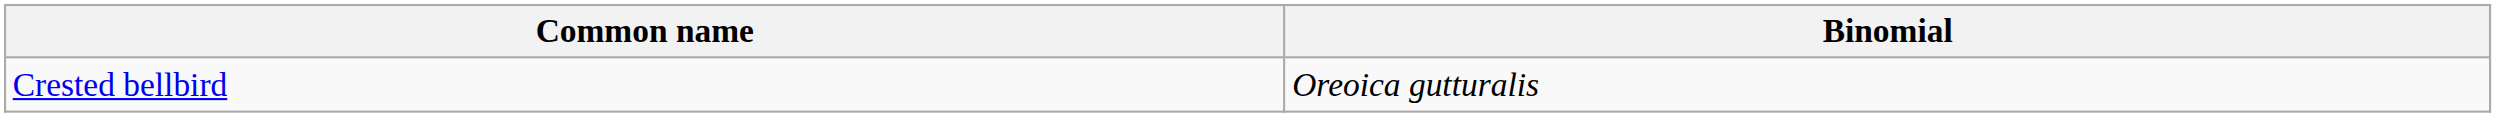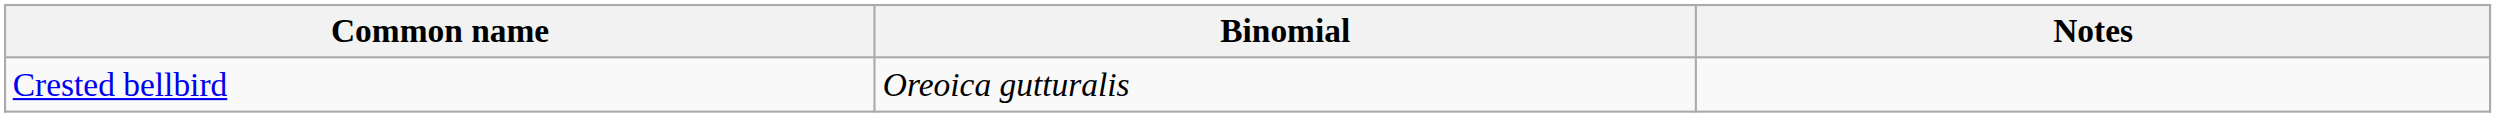+ column: (2093, 31)
